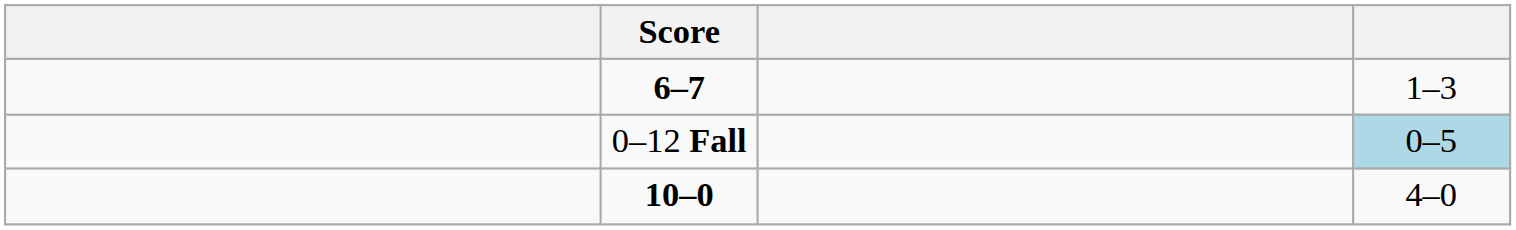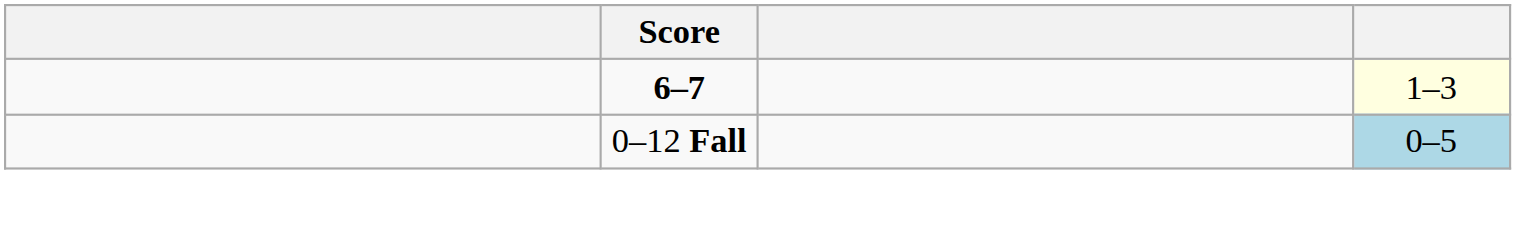(1431, 86) no background -> (1431, 86) lightyellow background
- row: (679, 195)
